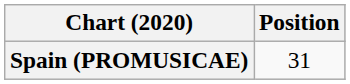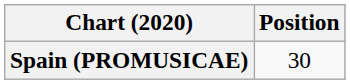(299, 60) 31 -> (299, 60) 30
